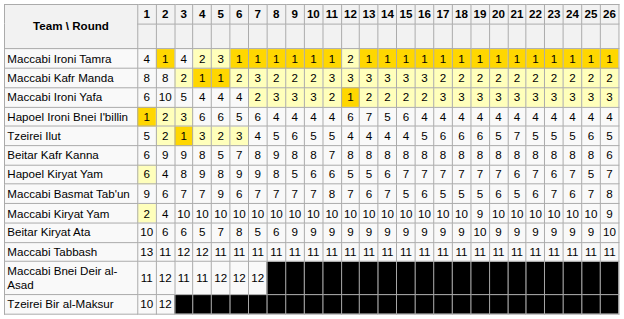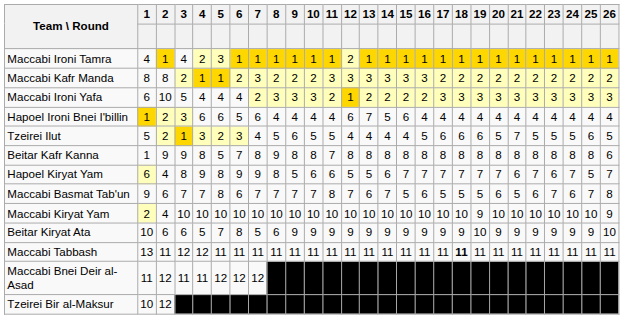(147, 155) 6 -> (147, 155) 1
(221, 194) 9 -> (221, 194) 8
(461, 252) normal -> (461, 252) bold
